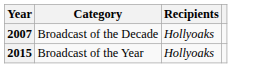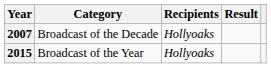+ column: (241, 14)
